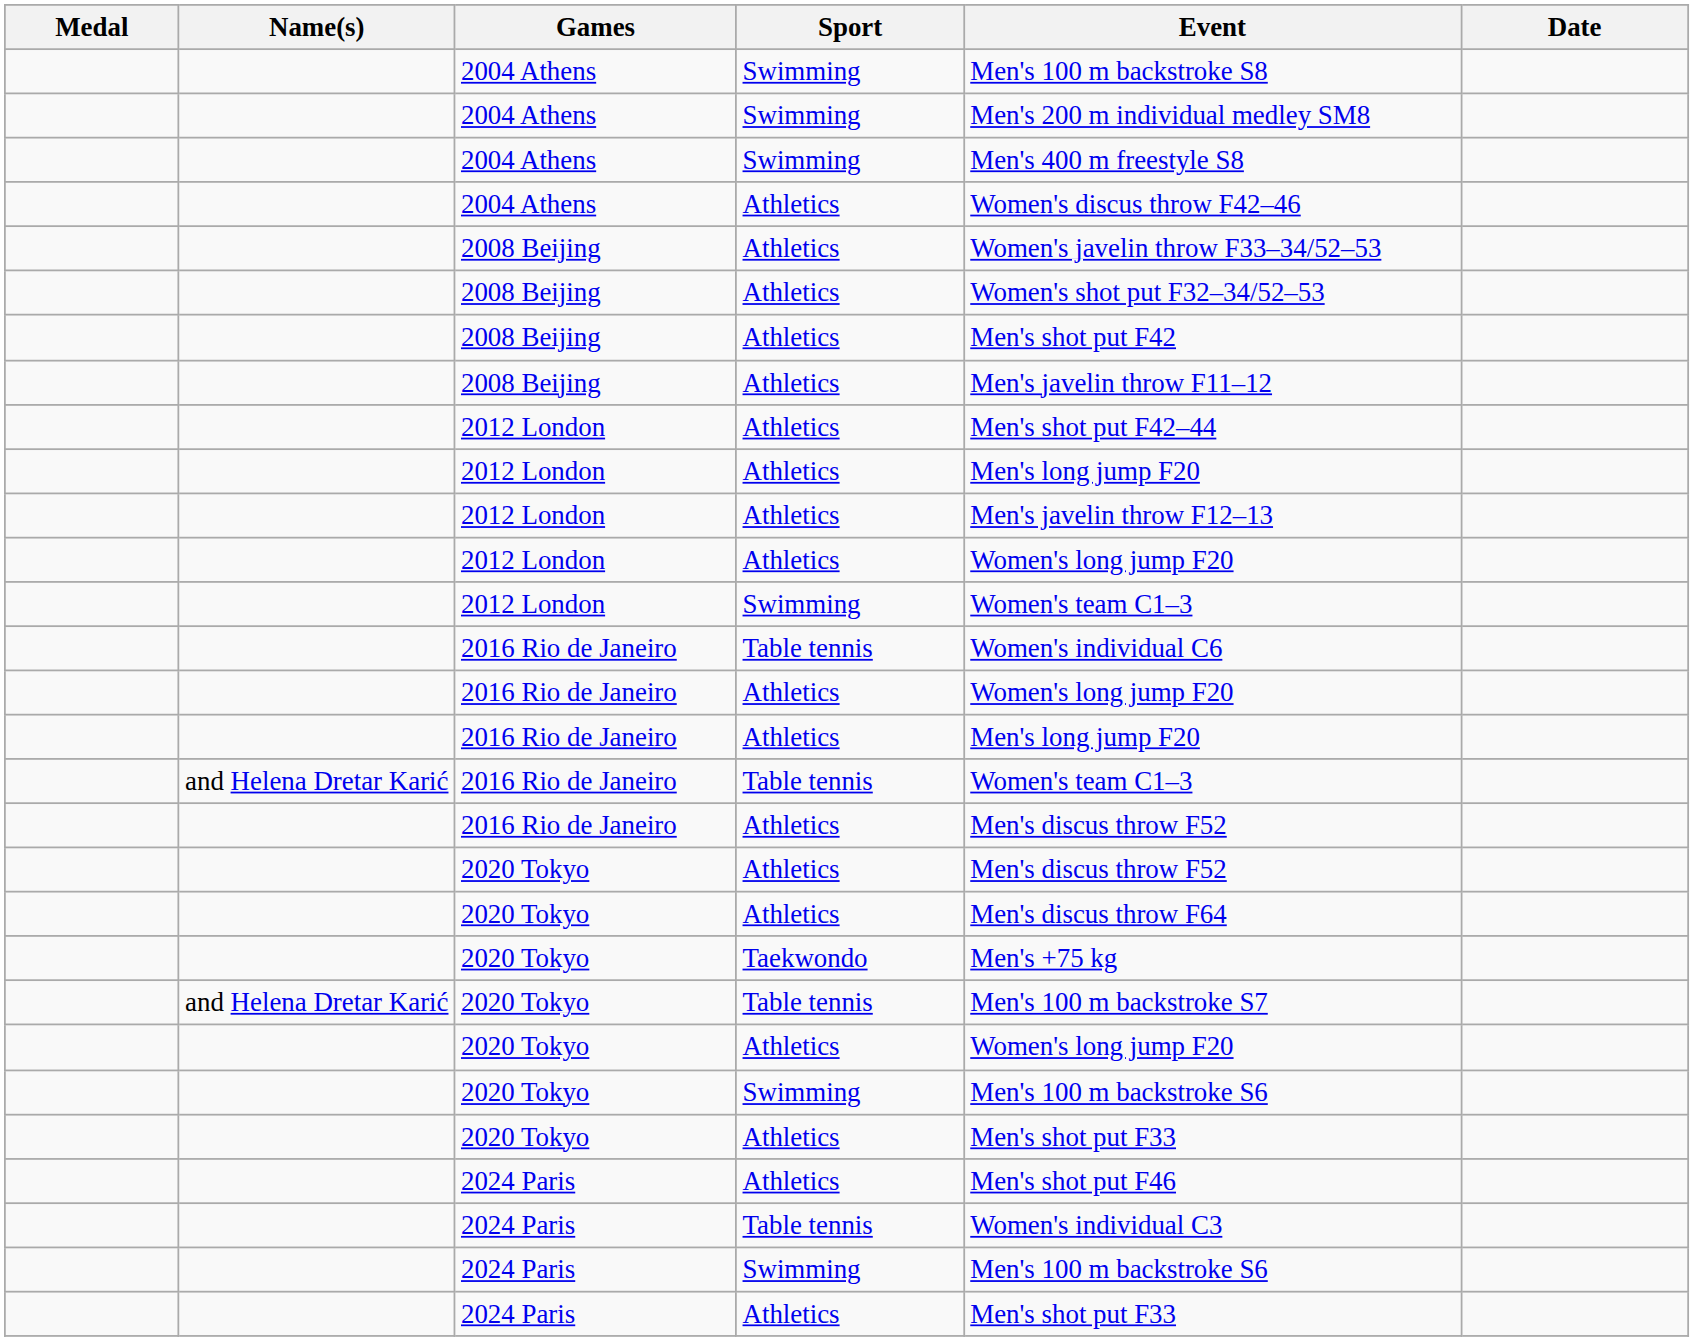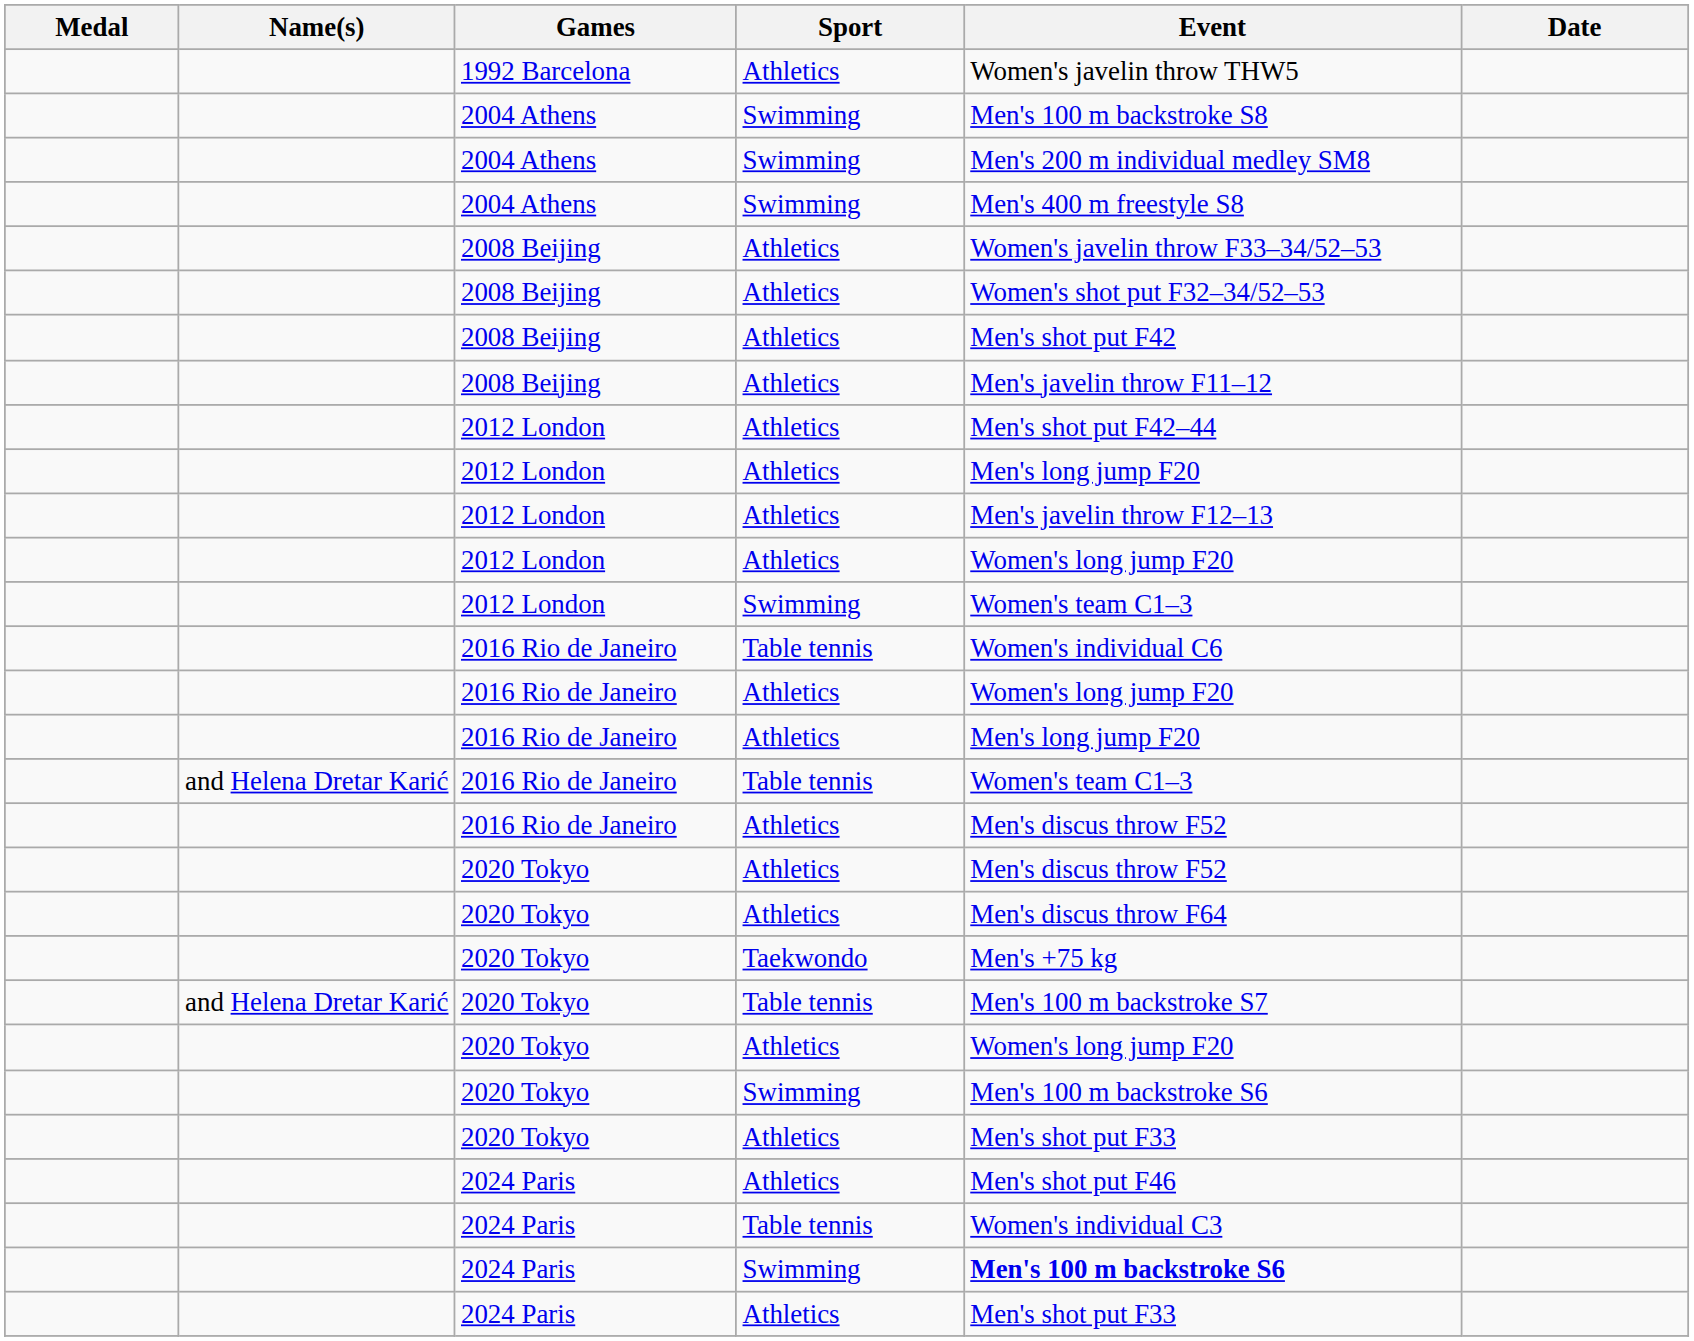+ row: (546, 71)
- row: (529, 204)
(1119, 1268) normal -> (1128, 1268) bold
